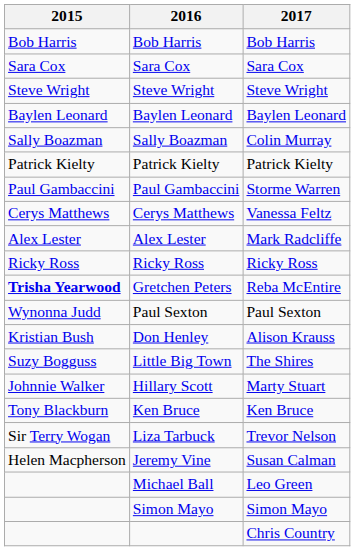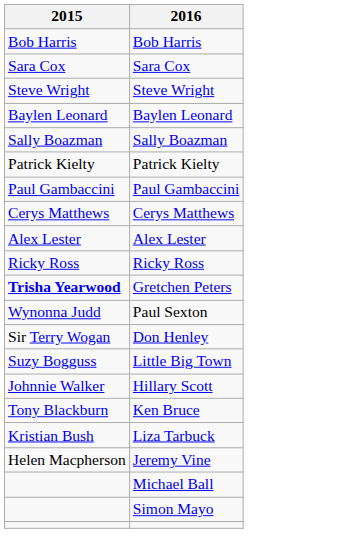- column: (296, 16)
(51, 336) Kristian Bush -> (59, 336) Sir Terry Wogan
(59, 435) Sir Terry Wogan -> (51, 435) Kristian Bush
